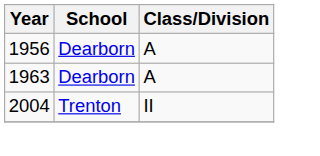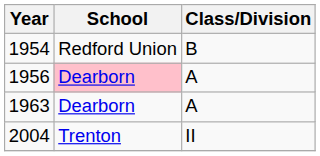+ row: (29, 48)
(97, 48) no background -> (97, 77) pink background
